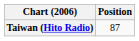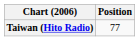(115, 28) 87 -> (115, 28) 77
